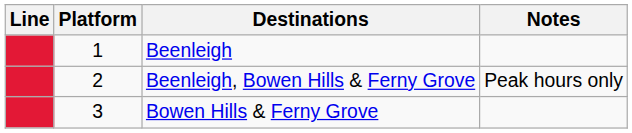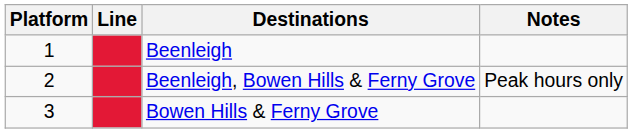columns swapped: (98, 19) <-> (30, 19)
